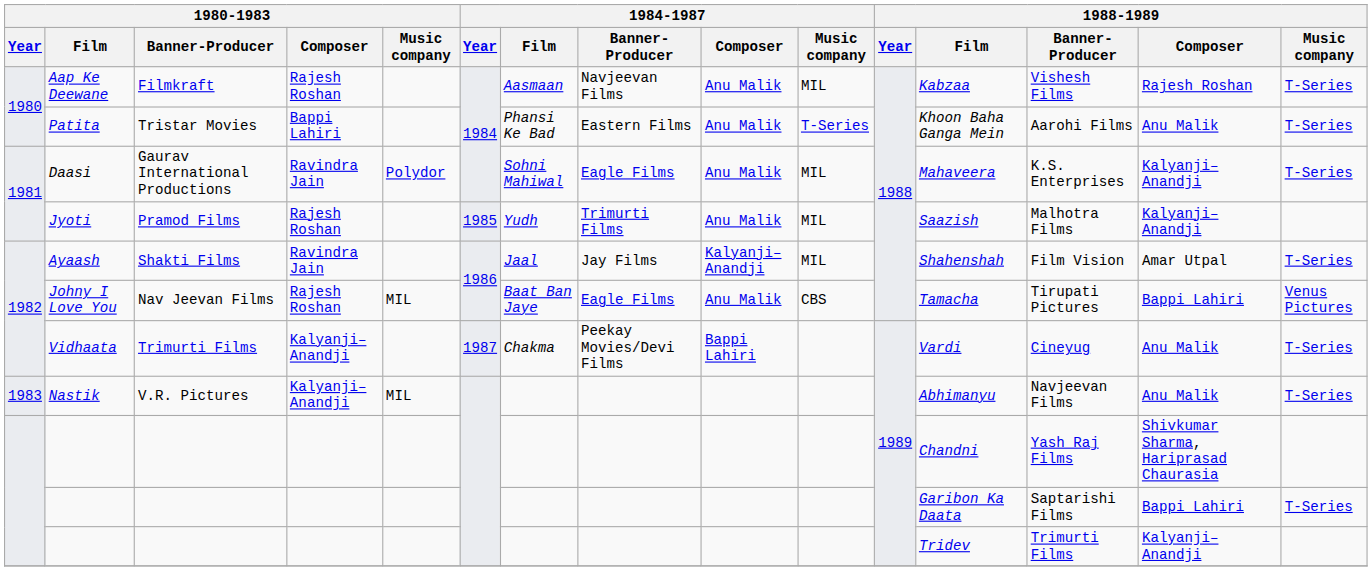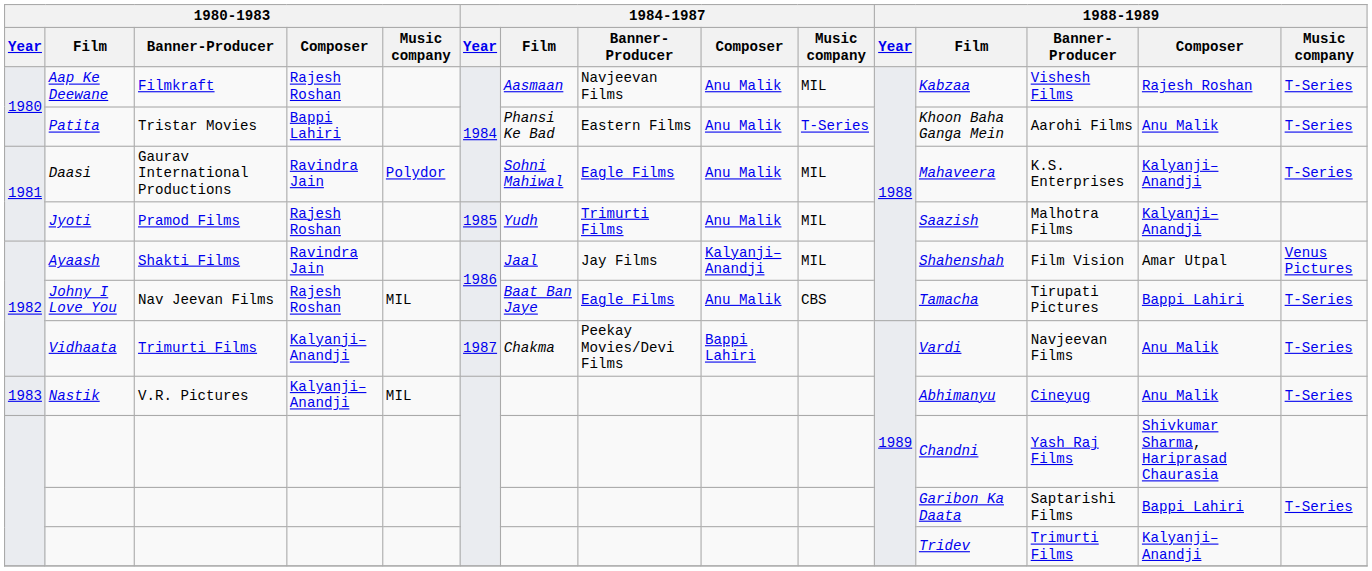(1319, 261) T-Series -> (1319, 261) Venus Pictures
(1319, 300) Venus Pictures -> (1319, 300) T-Series
(1060, 348) Cineyug -> (1069, 348) Navjeevan Films
(1069, 396) Navjeevan Films -> (1060, 396) Cineyug
